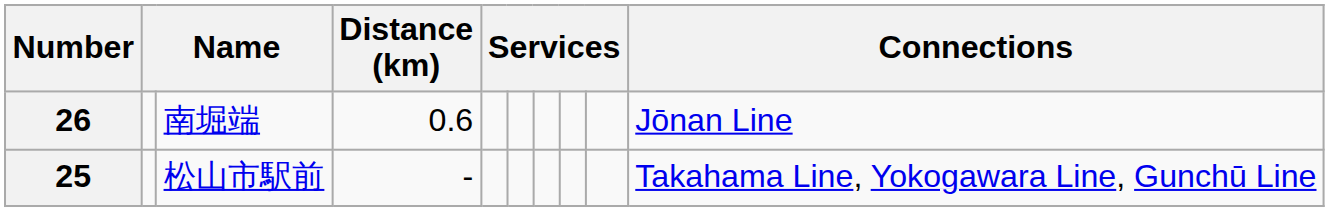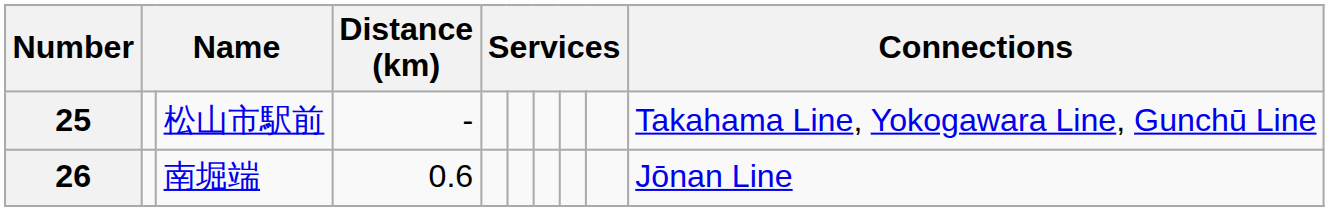rows swapped: (73, 177) <-> (73, 120)
